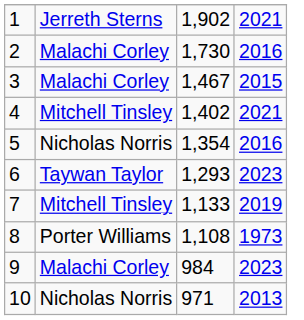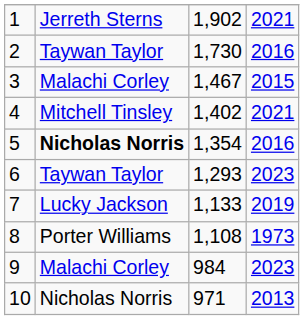(104, 50) Malachi Corley -> (101, 50) Taywan Taylor
(106, 143) normal -> (112, 143) bold
(106, 205) Mitchell Tinsley -> (104, 205) Lucky Jackson
